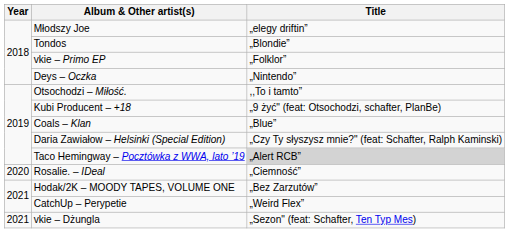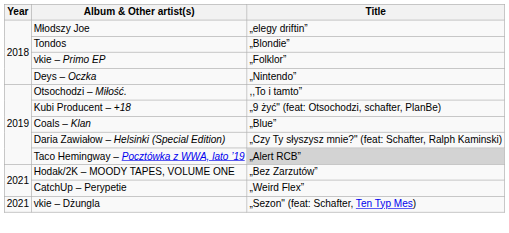- row: (69, 172)
